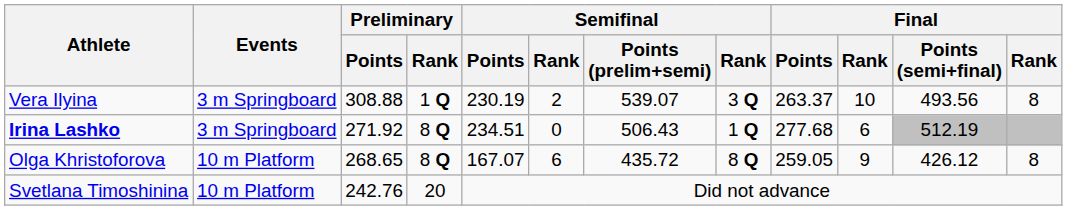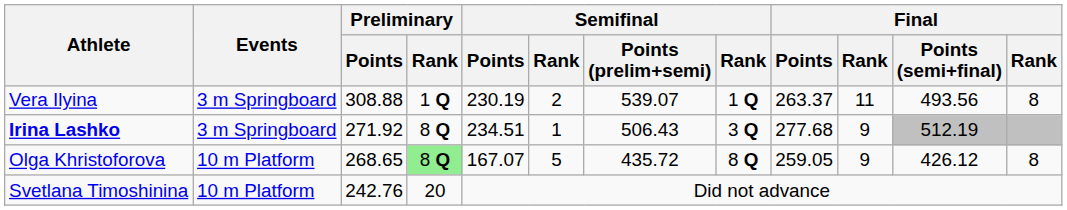(743, 101) 3 Q -> (743, 101) 1 Q
(865, 101) 10 -> (865, 101) 11
(556, 130) 0 -> (556, 130) 1
(743, 130) 1 Q -> (743, 130) 3 Q
(865, 130) 6 -> (865, 130) 9
(435, 160) no background -> (435, 160) lightgreen background
(556, 160) 6 -> (556, 160) 5
